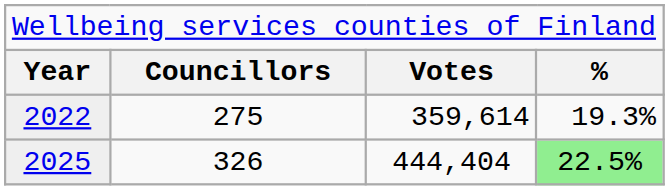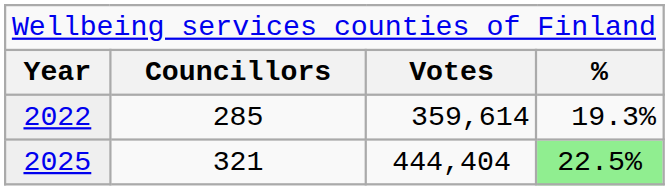(238, 117) 275 -> (238, 117) 285
(238, 162) 326 -> (238, 162) 321
